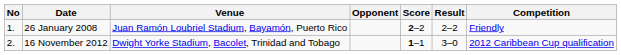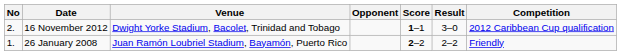rows swapped: (61, 27) <-> (66, 43)
